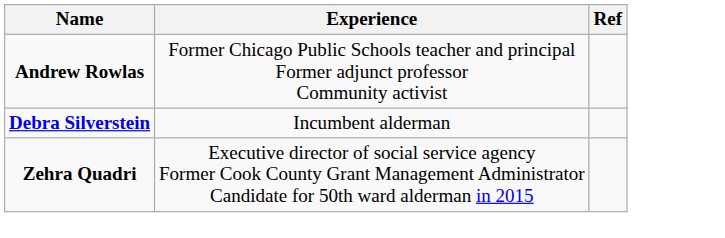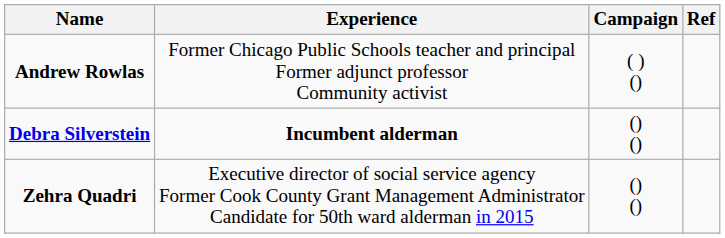+ column: (636, 19)
(372, 122) normal -> (372, 133) bold
